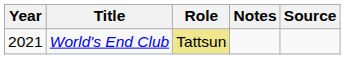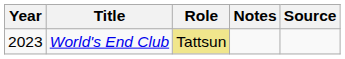(25, 41) 2021 -> (25, 41) 2023
